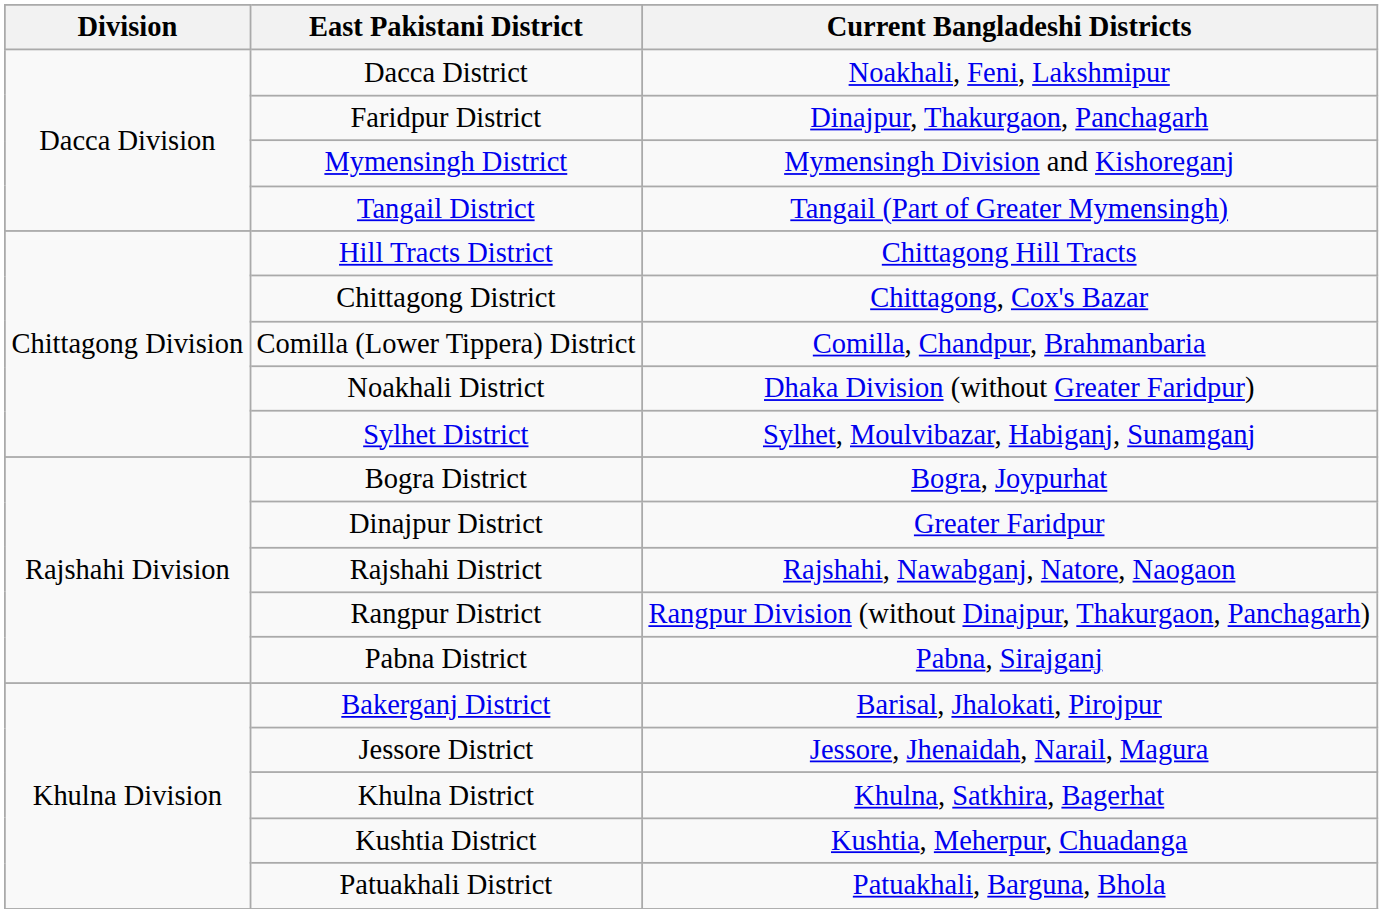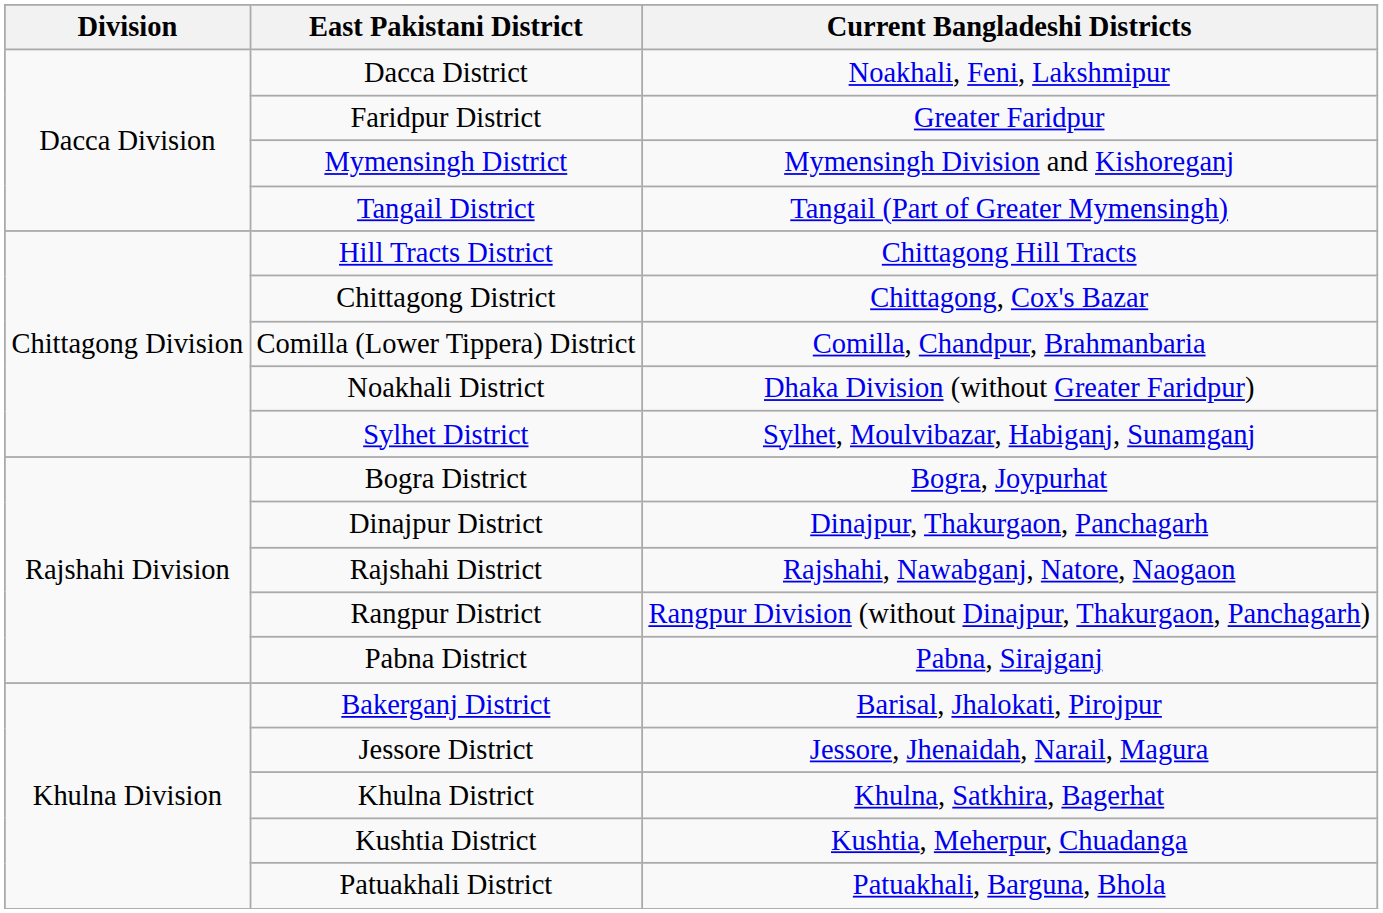(1009, 117) Dinajpur, Thakurgaon, Panchagarh -> (1009, 117) Greater Faridpur
(1009, 523) Greater Faridpur -> (1009, 523) Dinajpur, Thakurgaon, Panchagarh
